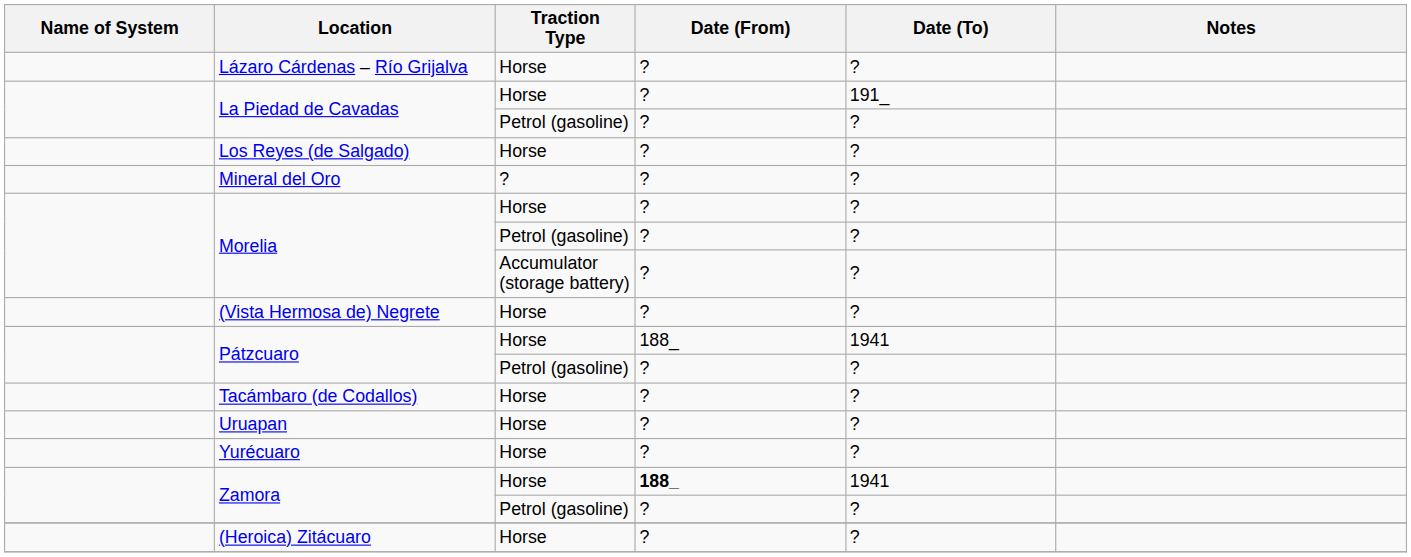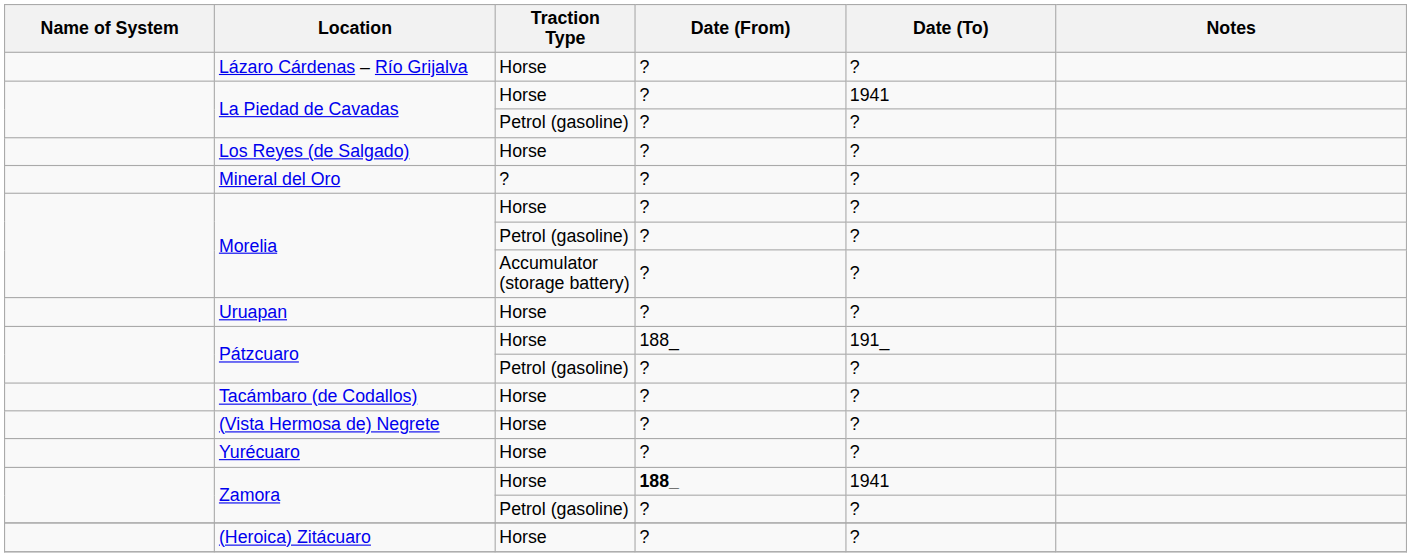(870, 94) 191_ -> (870, 94) 1941
rows swapped: (329, 312) <-> (253, 424)
(870, 340) 1941 -> (870, 340) 191_
